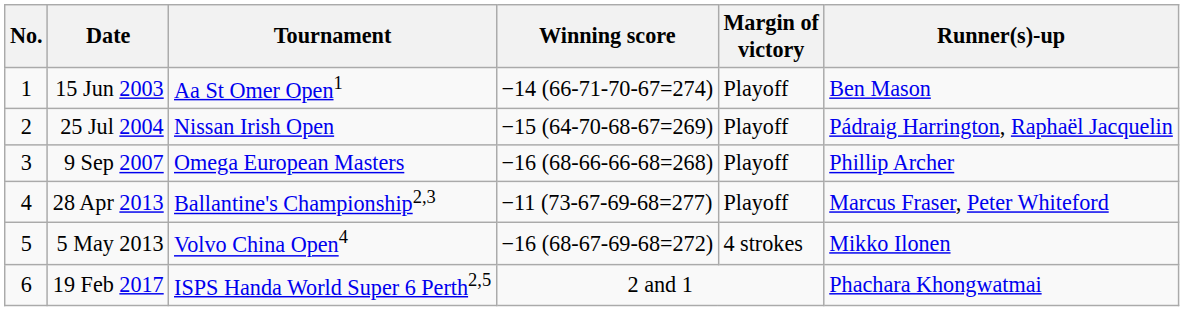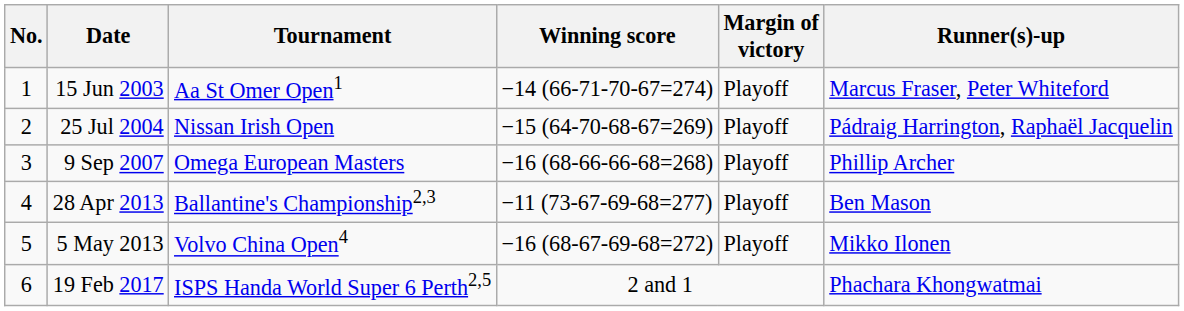(880, 88) Ben Mason -> (969, 88) Marcus Fraser, Peter Whiteford
(969, 202) Marcus Fraser, Peter Whiteford -> (880, 202) Ben Mason
(763, 243) 4 strokes -> (756, 243) Playoff
